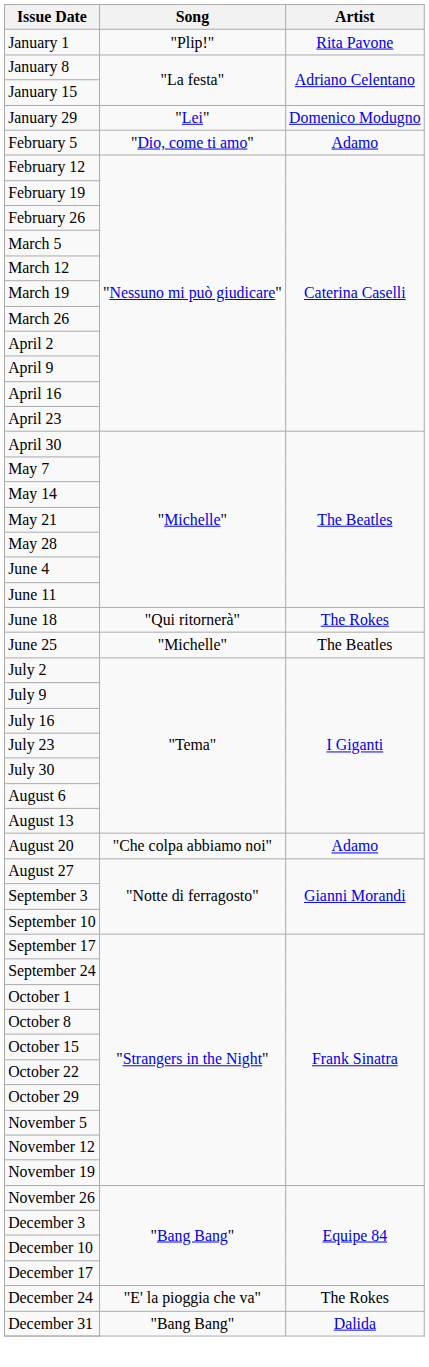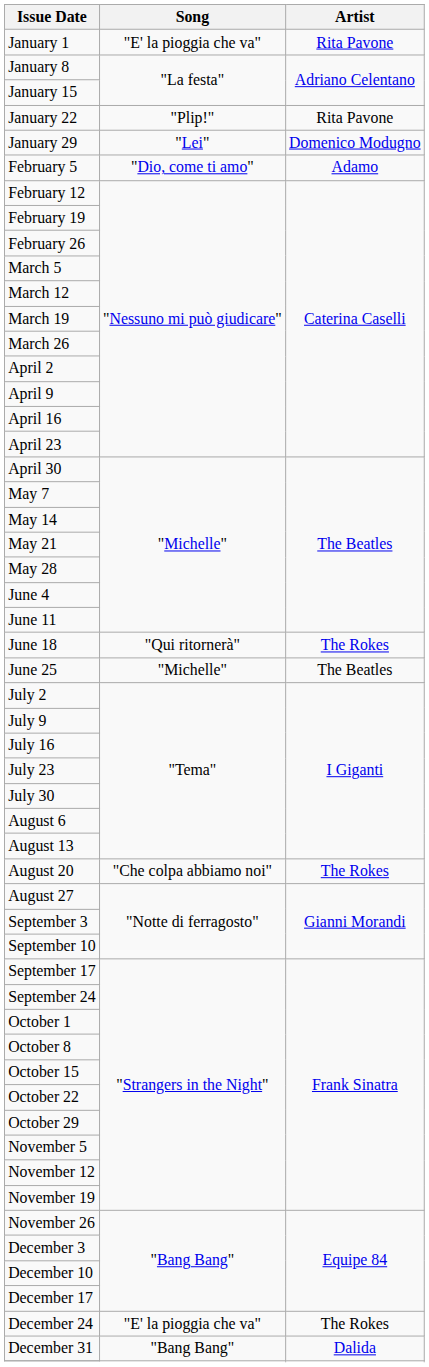(192, 42) "Plip!" -> (192, 42) "E' la pioggia che va"
+ row: (43, 117)
(355, 846) Adamo -> (355, 871) The Rokes
